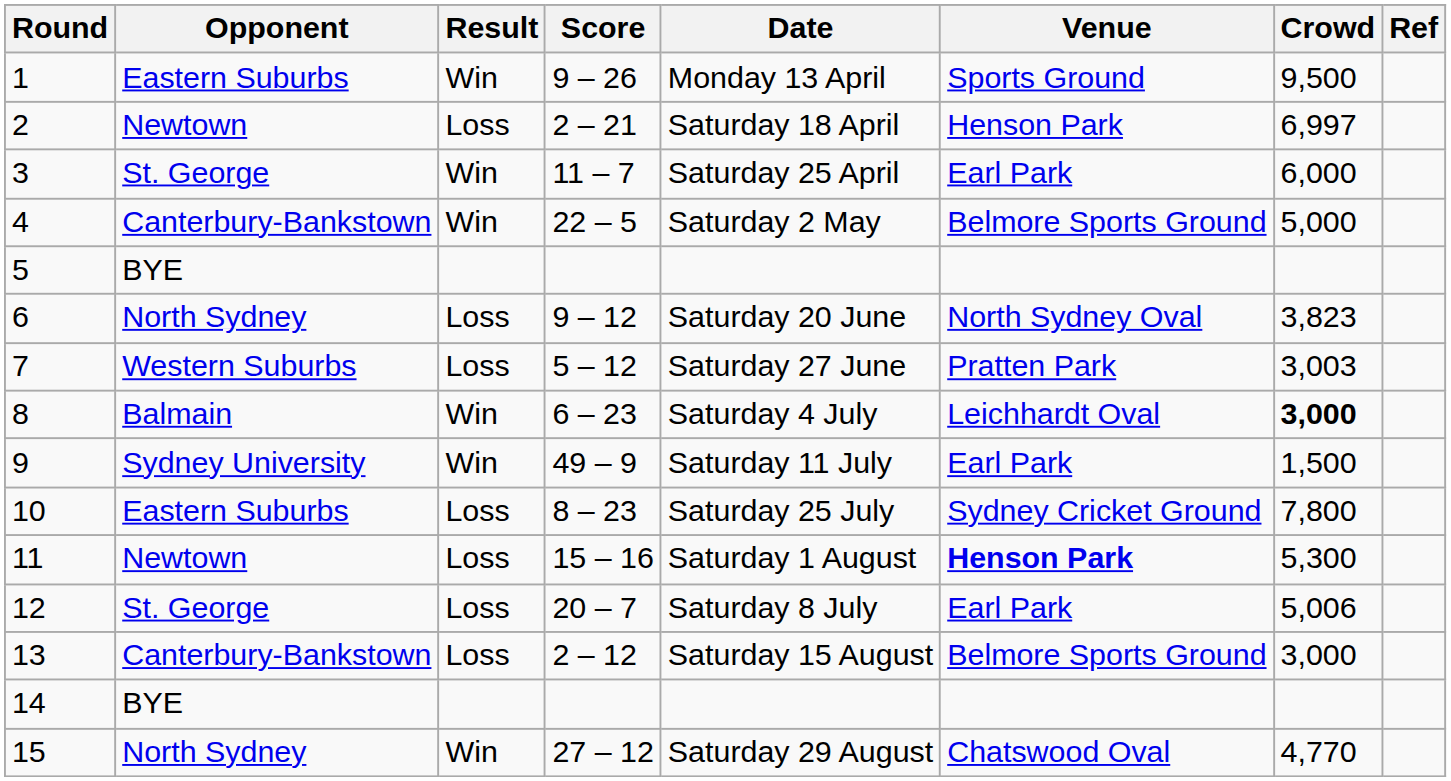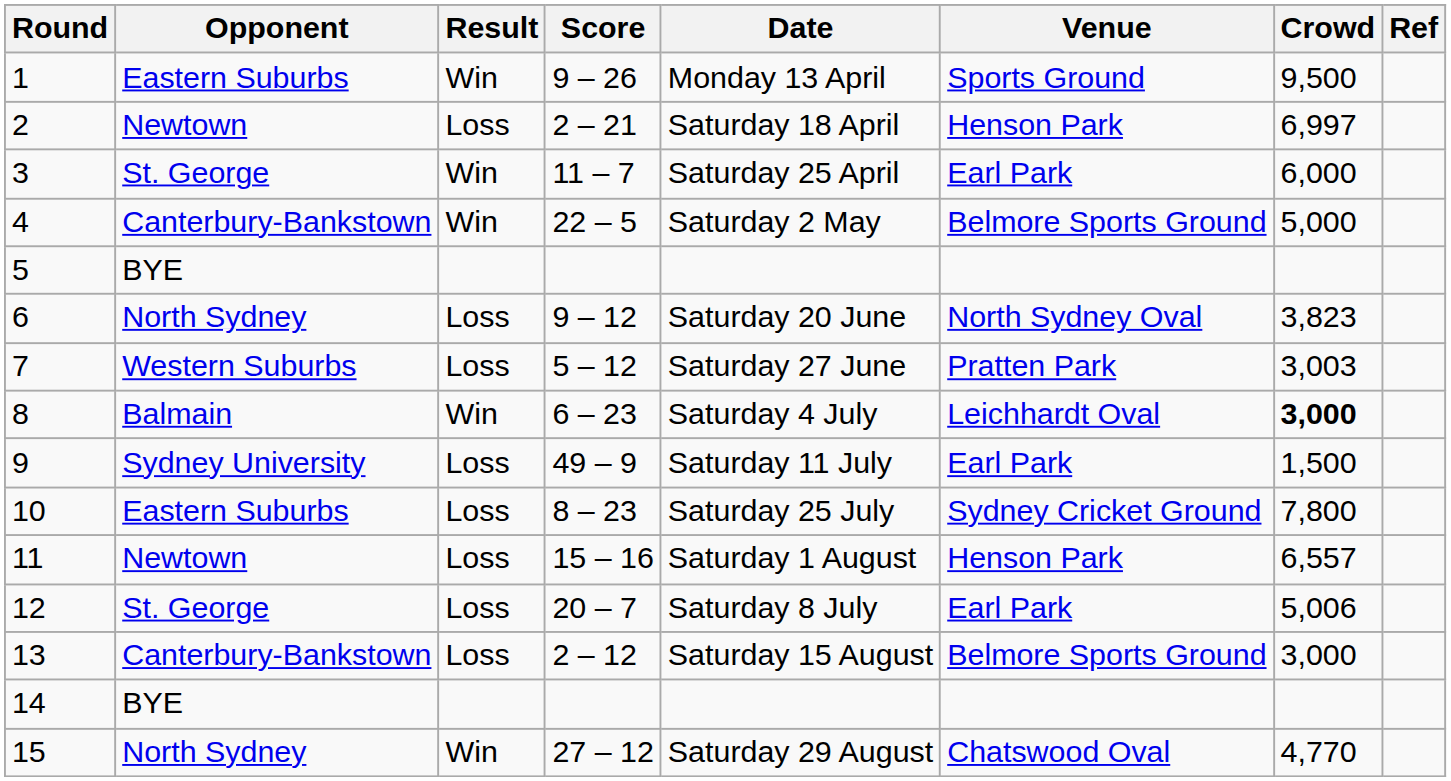(472, 462) Win -> (478, 462) Loss
(1040, 558) bold -> (1035, 558) normal
(1319, 558) 5,300 -> (1319, 558) 6,557
